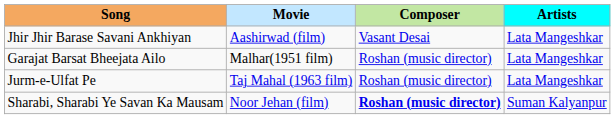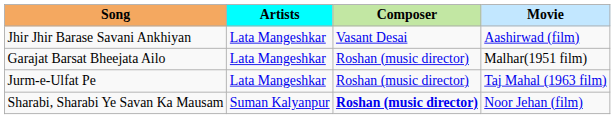columns swapped: (291, 15) <-> (557, 15)
